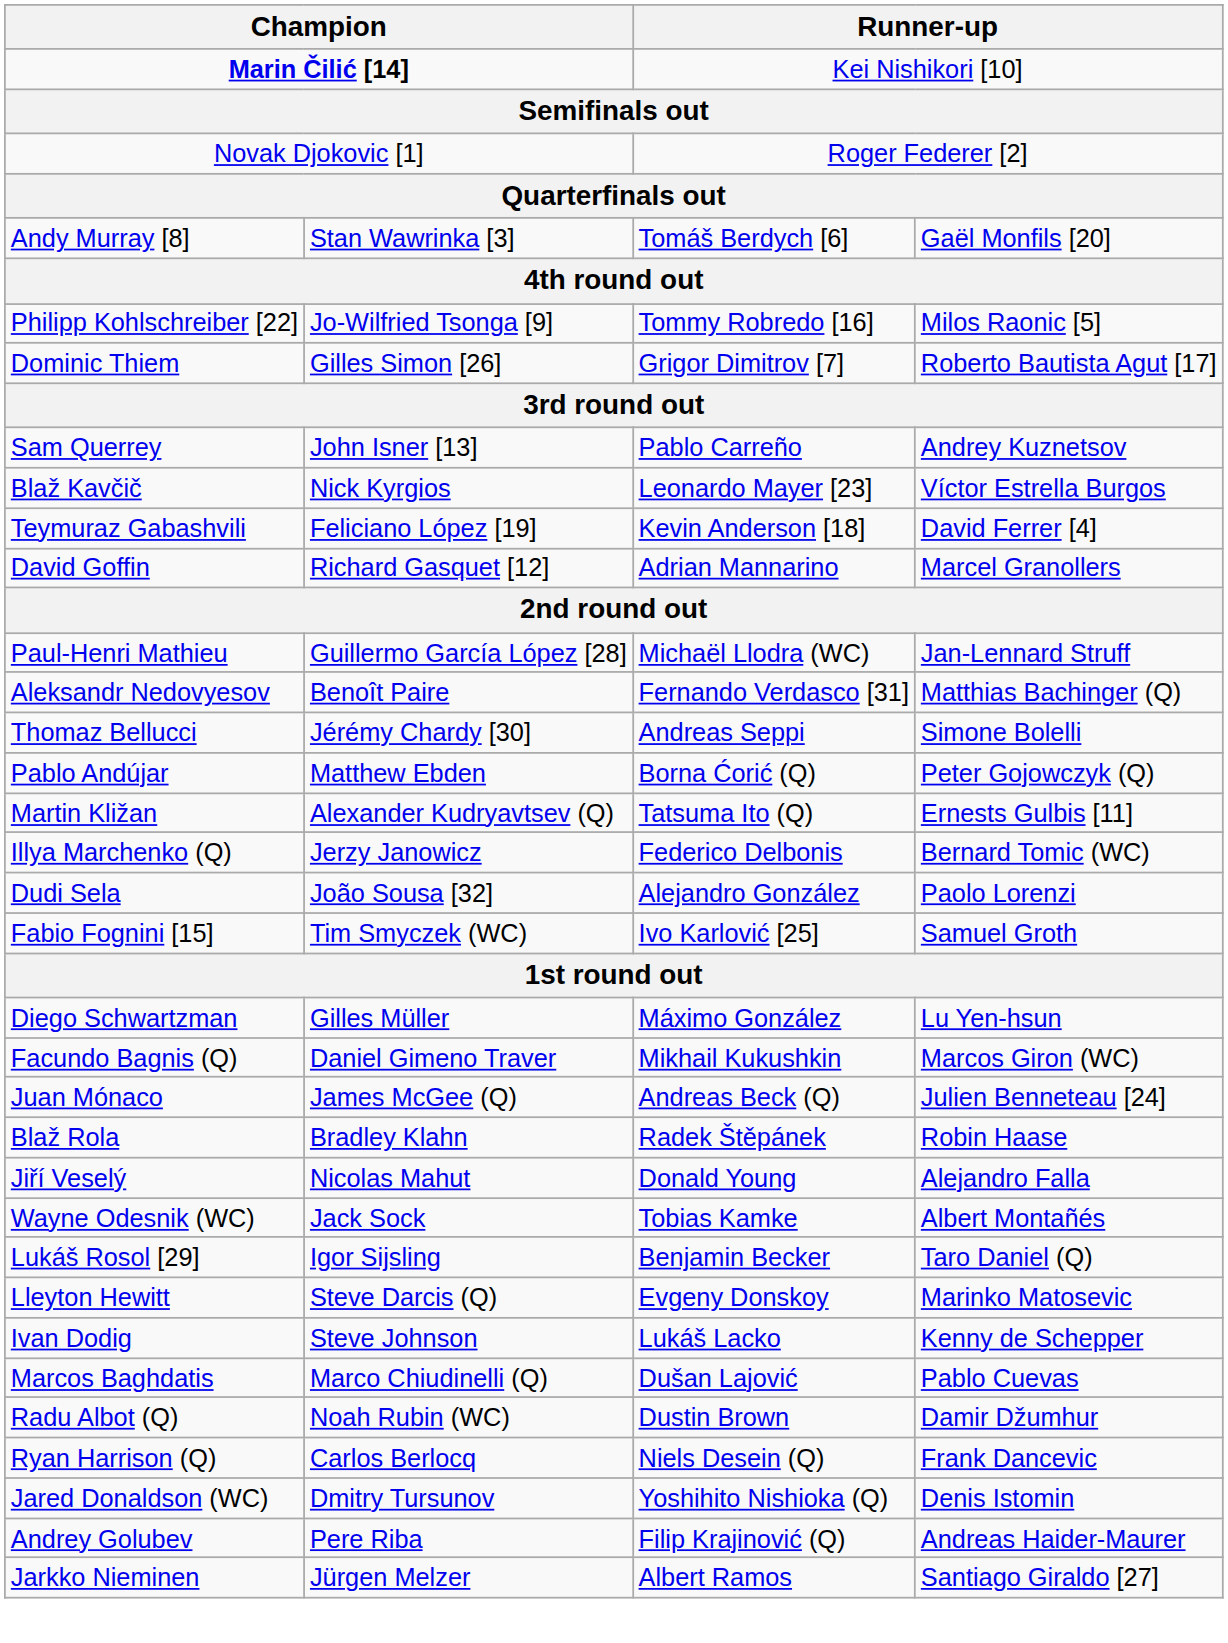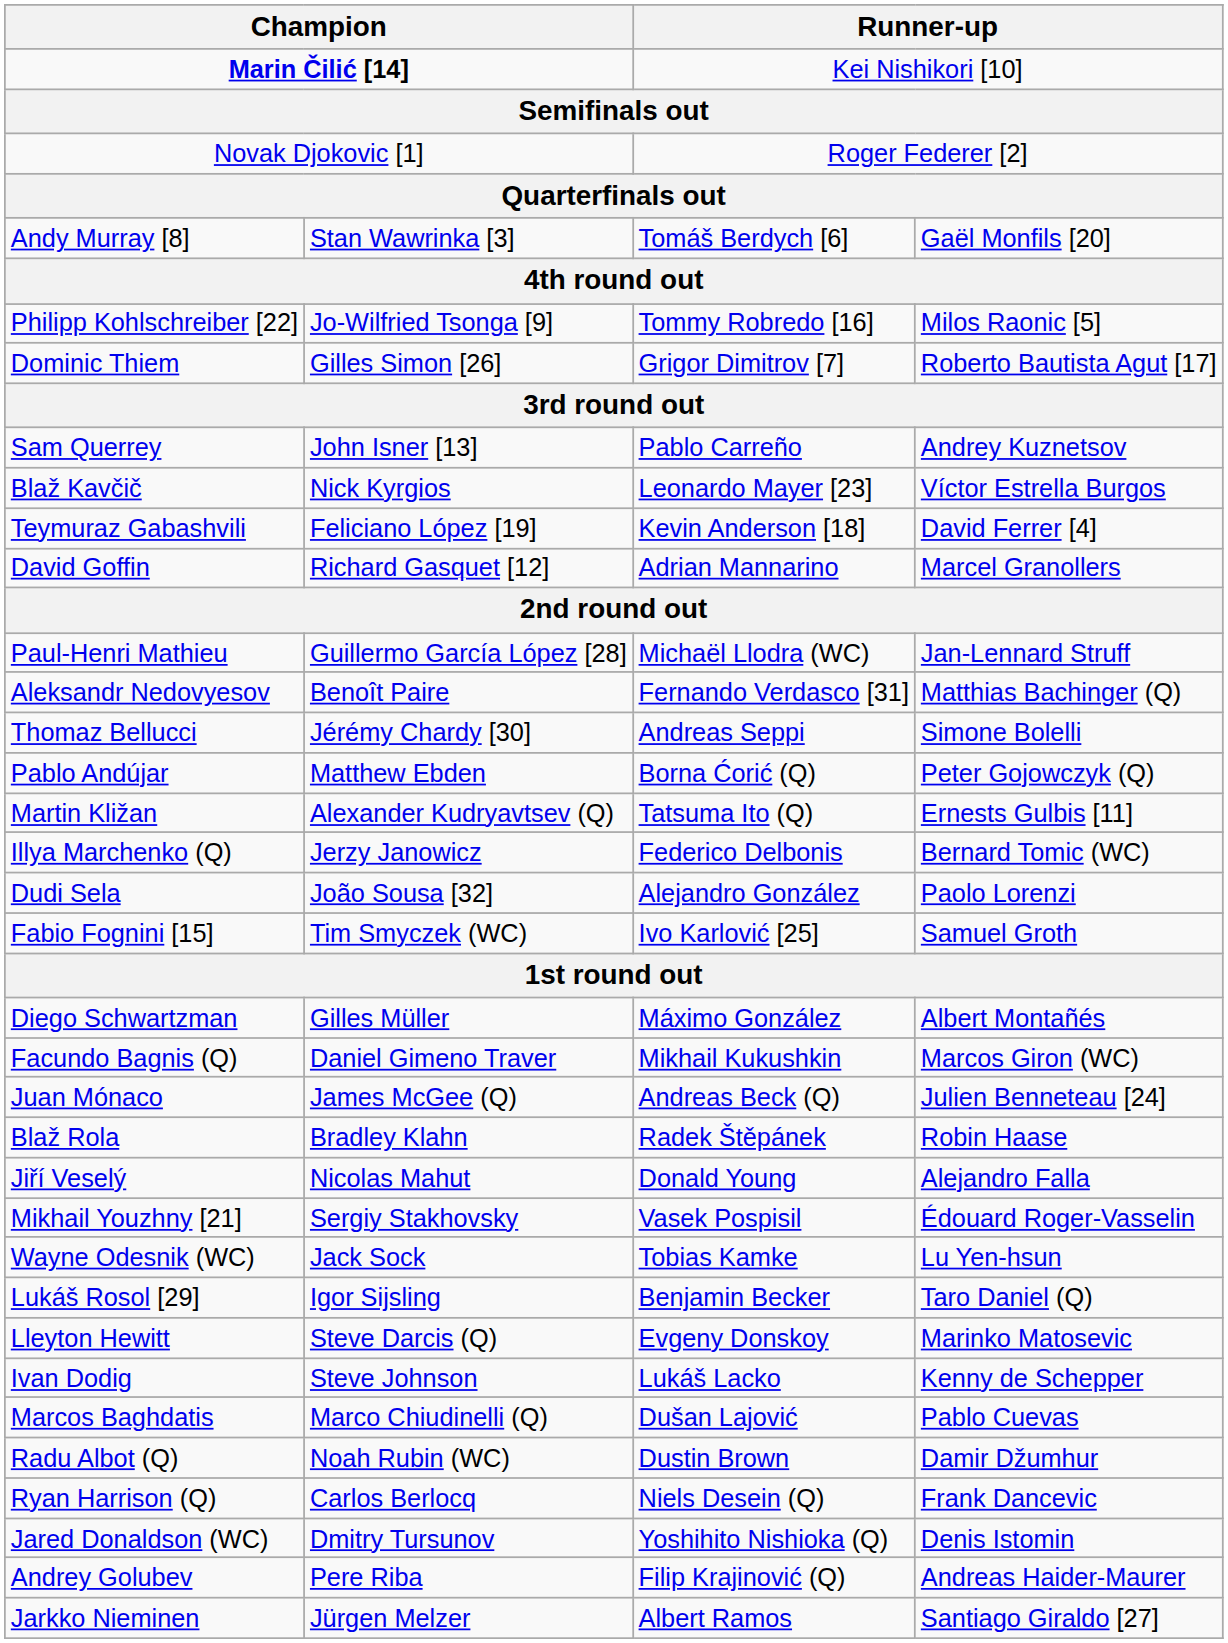(991, 1018) Lu Yen-hsun -> (1013, 1018) Albert Montañés
+ row: (126, 1218)
(1013, 1218) Albert Montañés -> (991, 1258) Lu Yen-hsun
